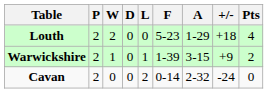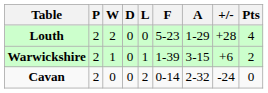(226, 35) +18 -> (226, 35) +28
(226, 56) +9 -> (226, 56) +6
